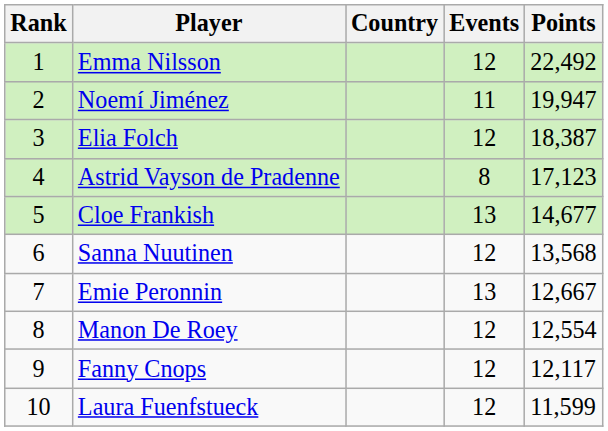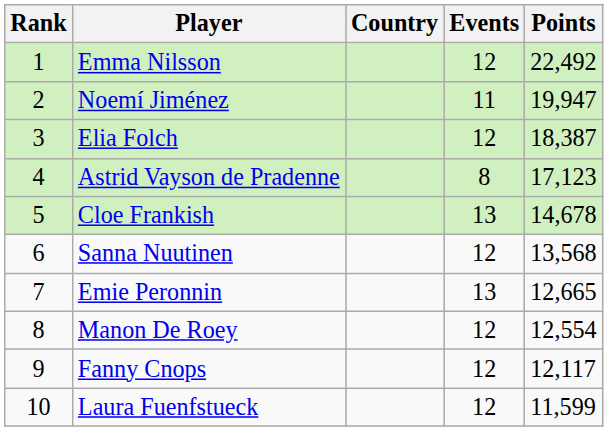(563, 215) 14,677 -> (563, 215) 14,678
(563, 291) 12,667 -> (563, 291) 12,665
